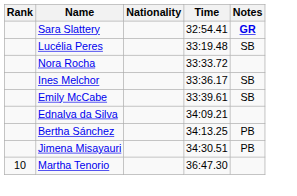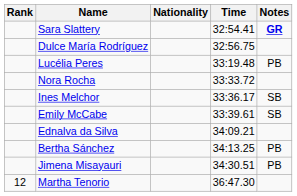+ row: (93, 47)
(248, 47) SB -> (274, 64) PB
(20, 166) 10 -> (20, 183) 12
